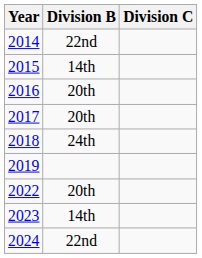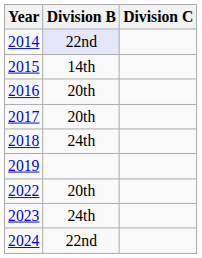(81, 41) no background -> (81, 41) lavender background
(81, 215) 14th -> (81, 215) 24th
